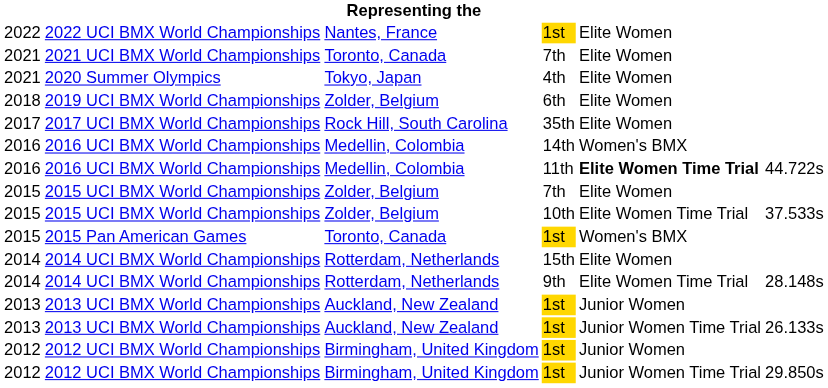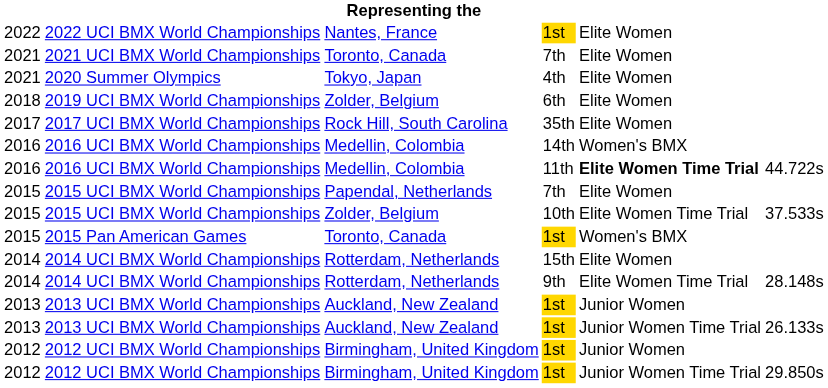(382, 191) Zolder, Belgium -> (408, 191) Papendal, Netherlands
